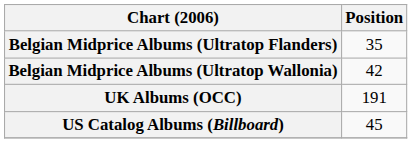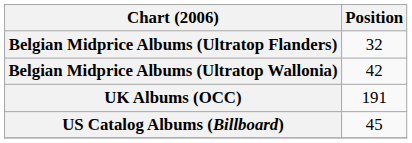(374, 44) 35 -> (374, 44) 32
